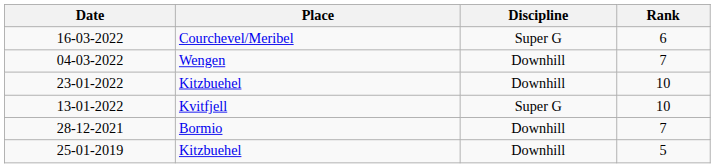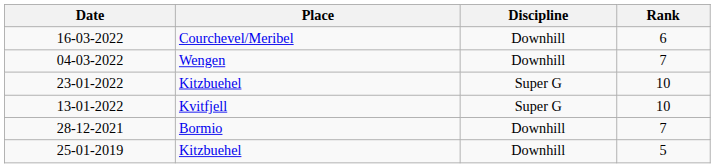(538, 38) Super G -> (538, 38) Downhill
(538, 83) Downhill -> (538, 83) Super G
